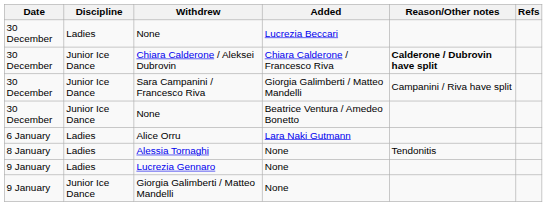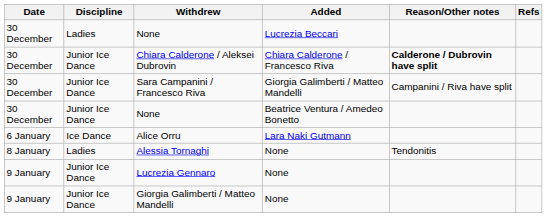(81, 135) Ladies -> (89, 135) Ice Dance
(81, 167) Ladies -> (88, 172) Junior Ice Dance
